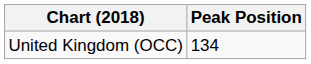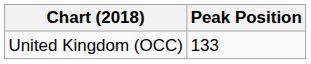(205, 44) 134 -> (205, 44) 133
